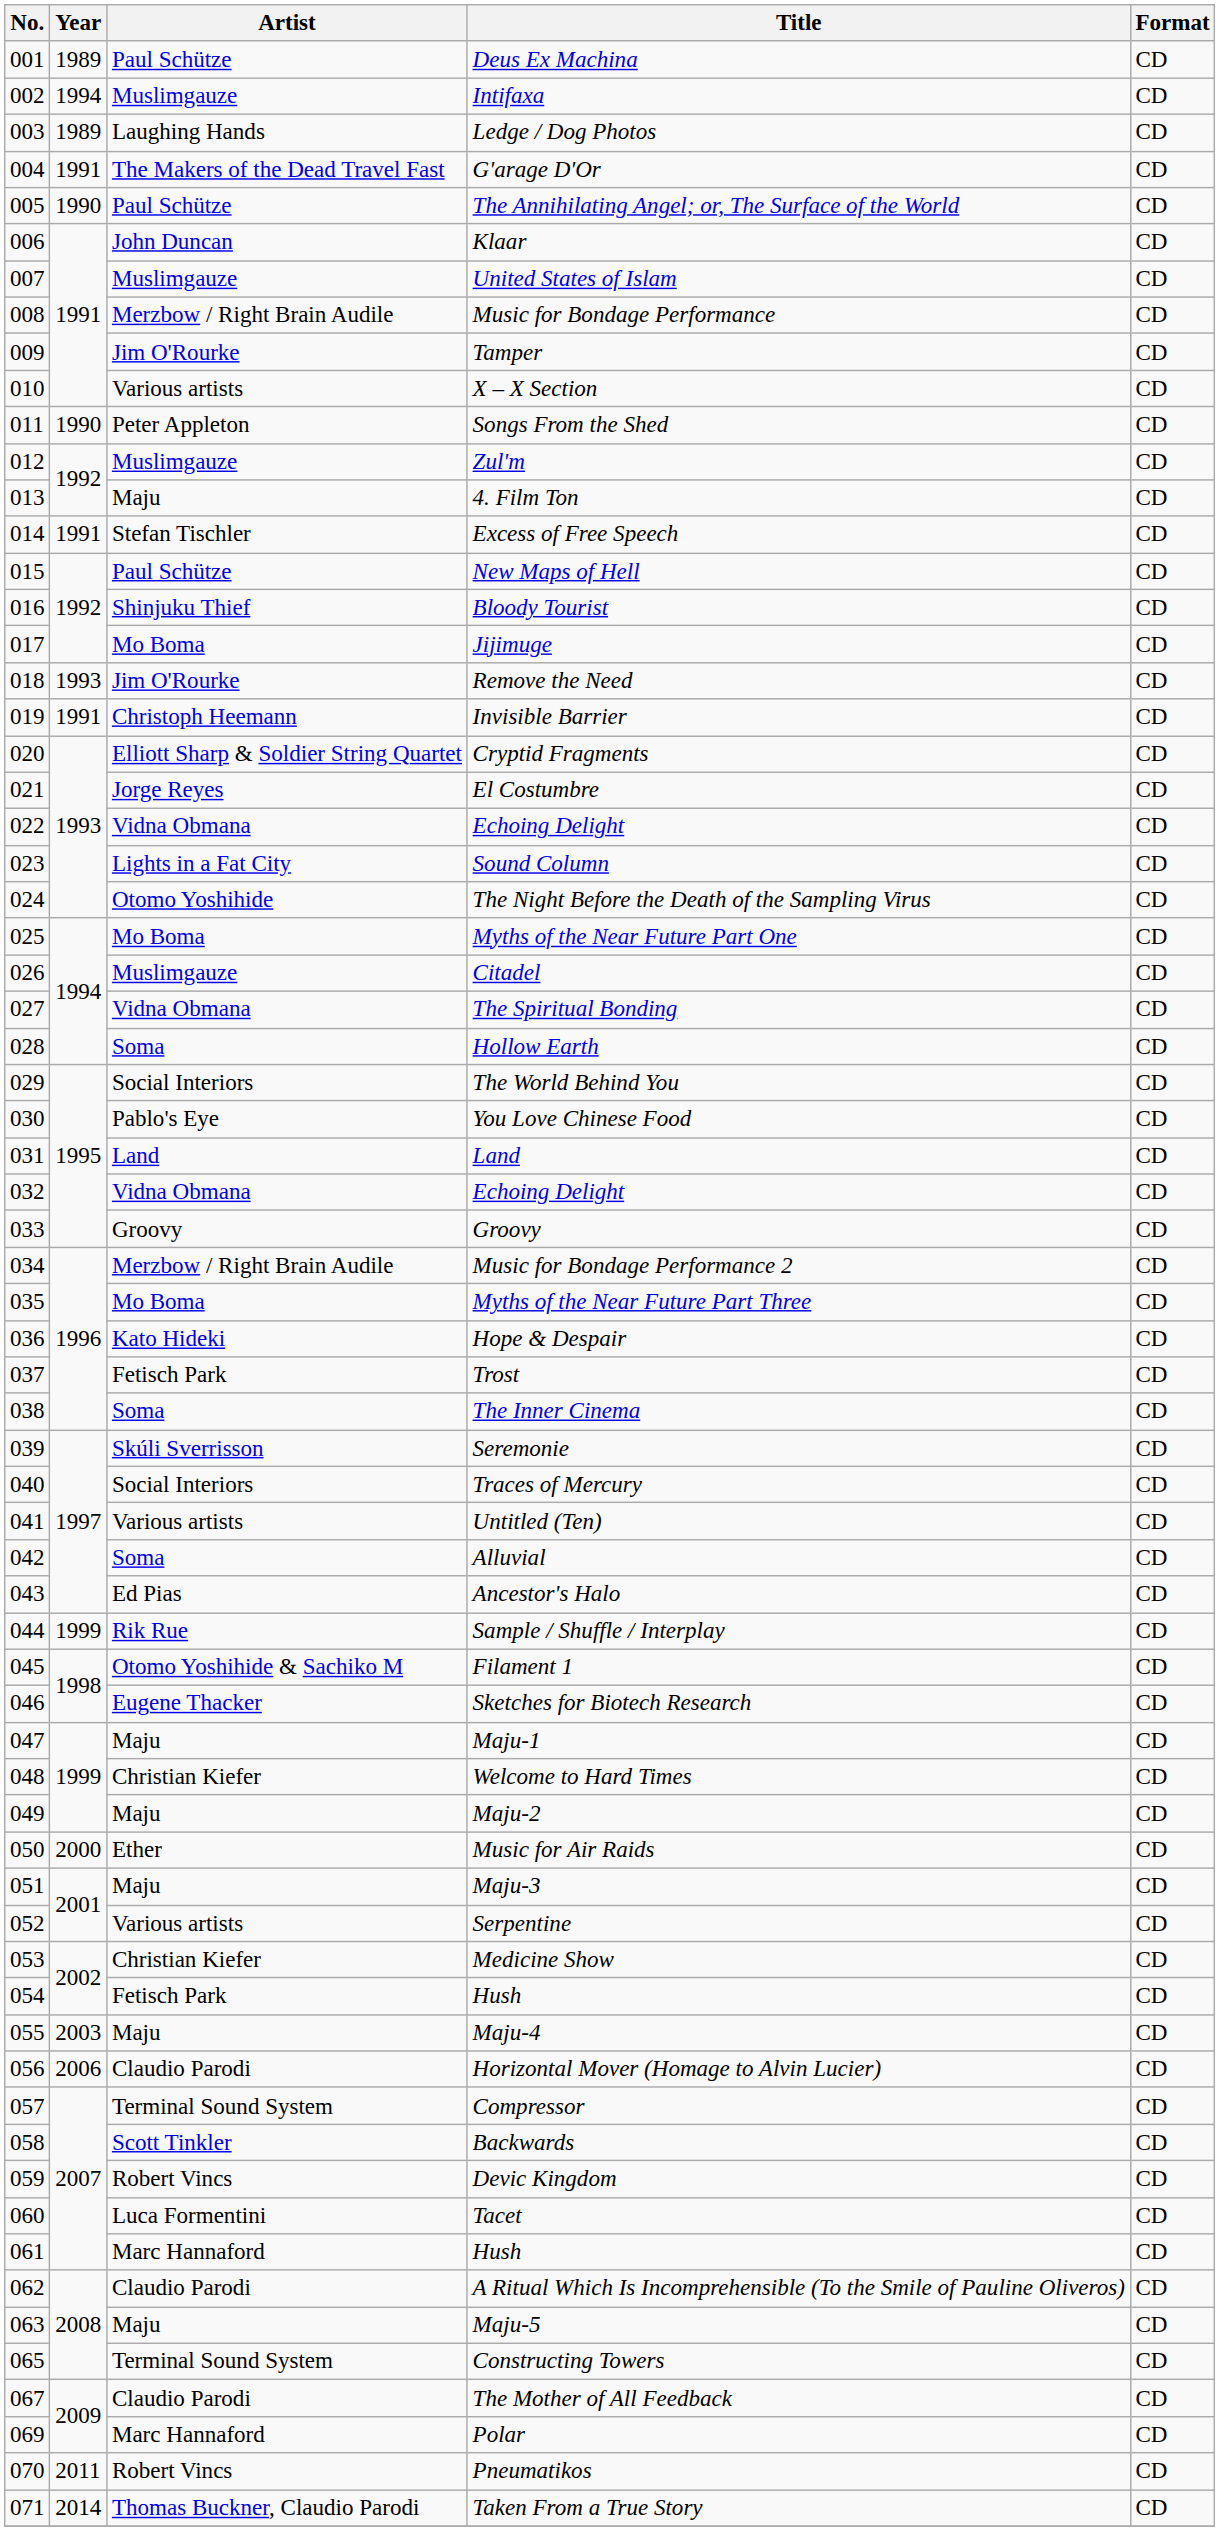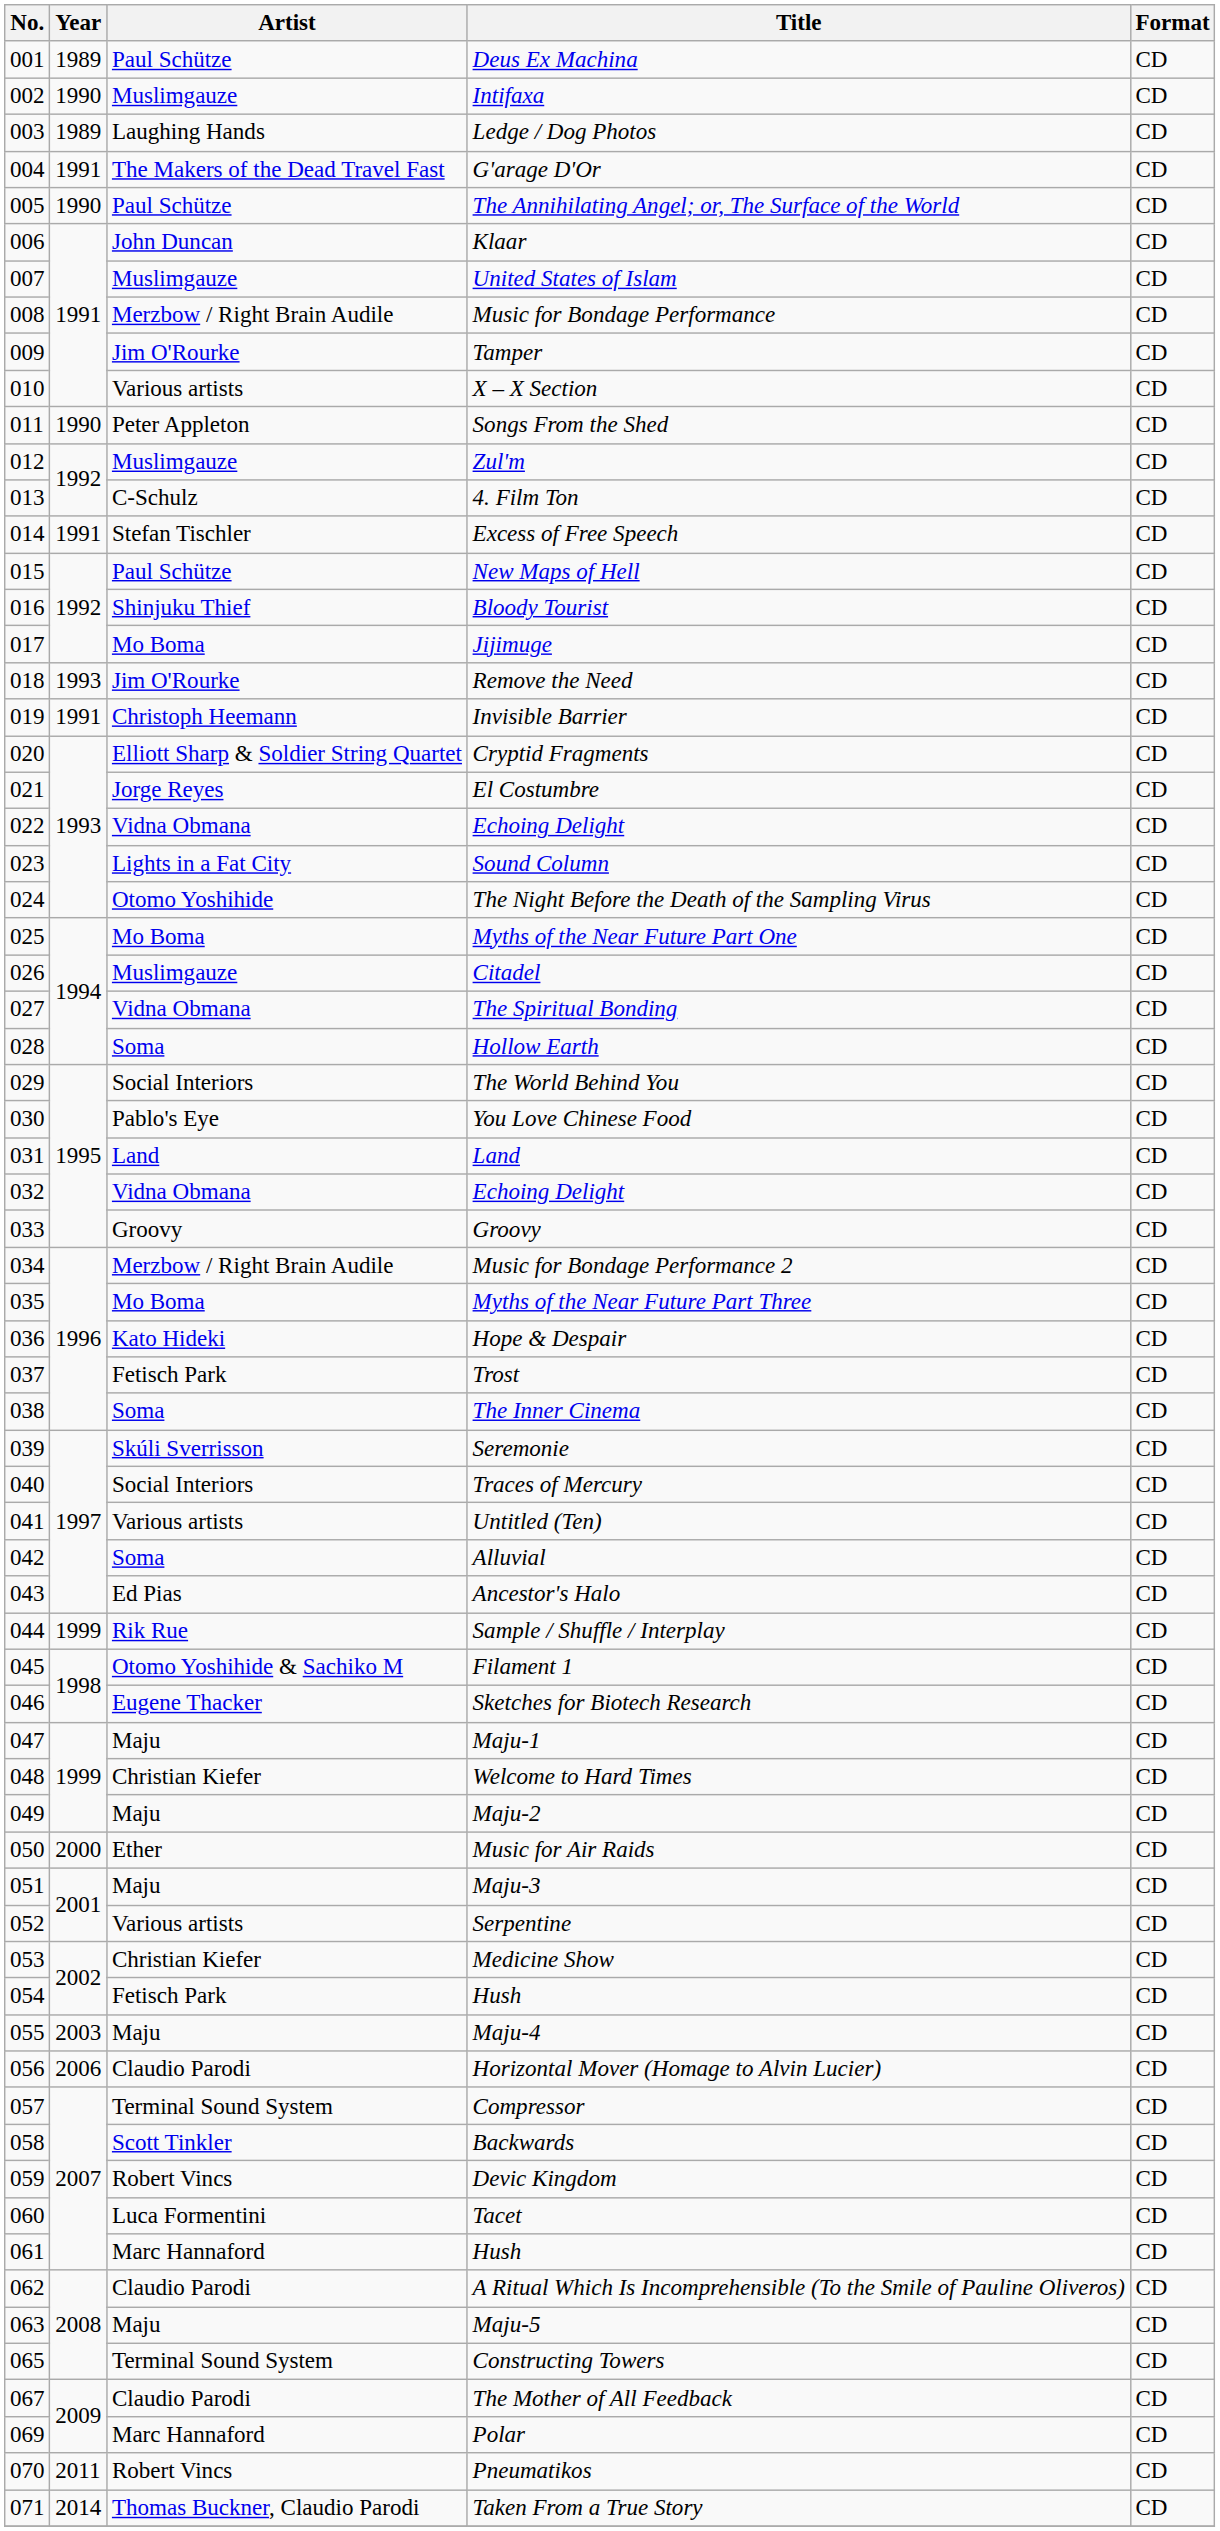(78, 95) 1994 -> (78, 95) 1990
(136, 497) Maju -> (155, 497) C-Schulz
